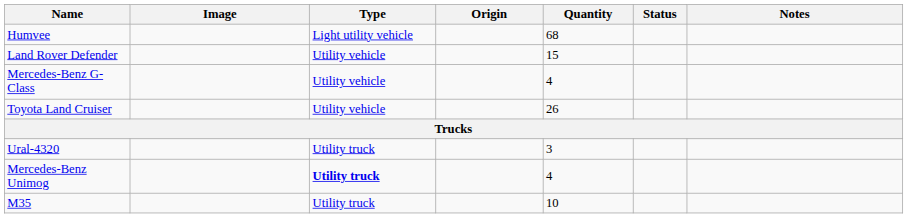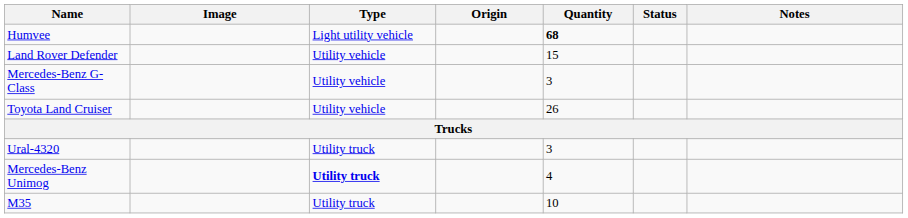(552, 34) normal -> (552, 34) bold
(549, 81) 4 -> (549, 81) 3
